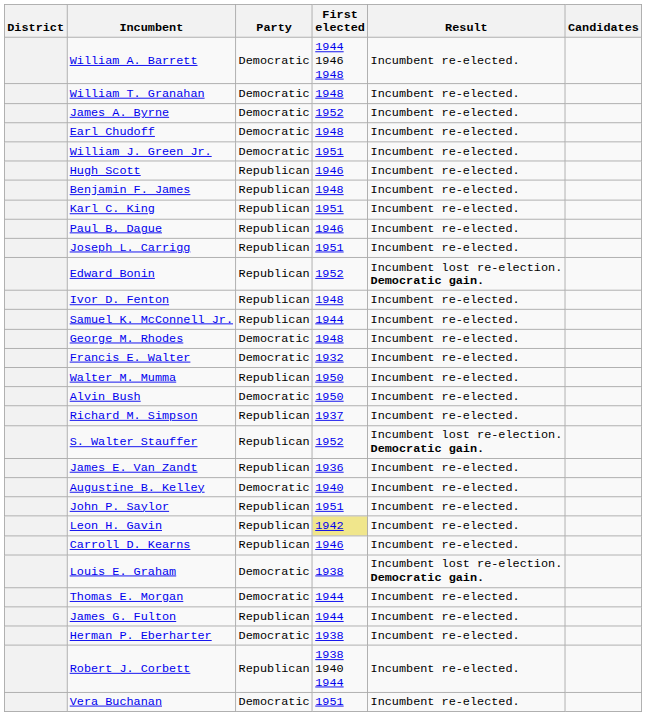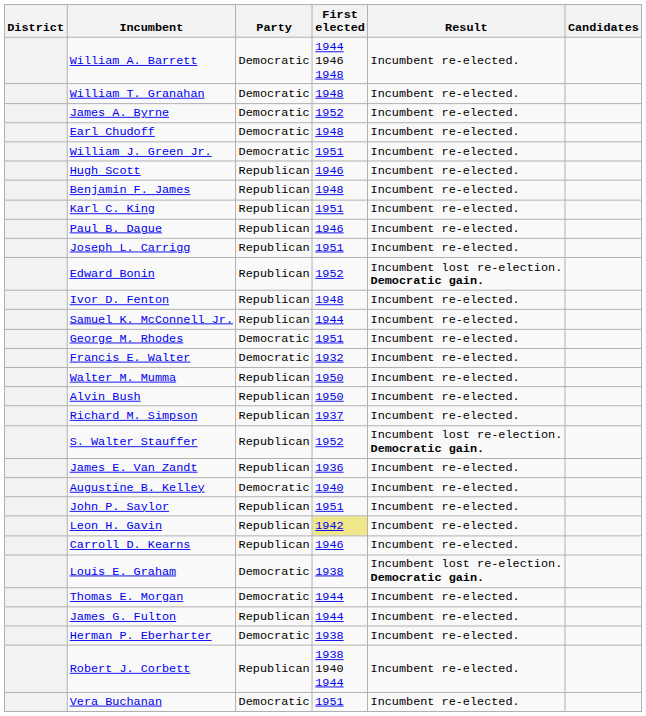(329, 339) 1948 -> (329, 339) 1951
(274, 396) Democratic -> (274, 396) Republican
